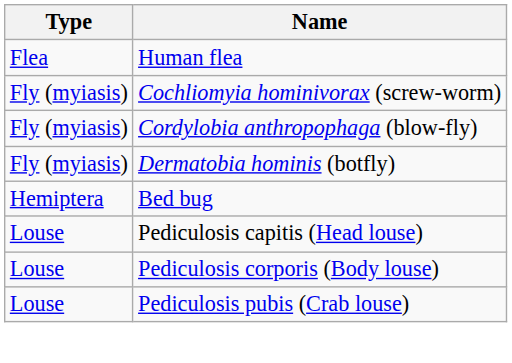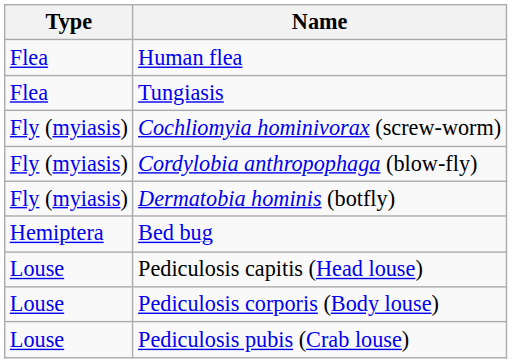+ row: (181, 92)
